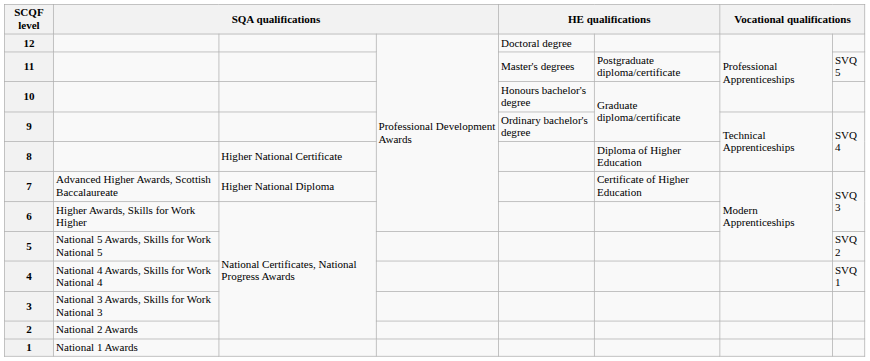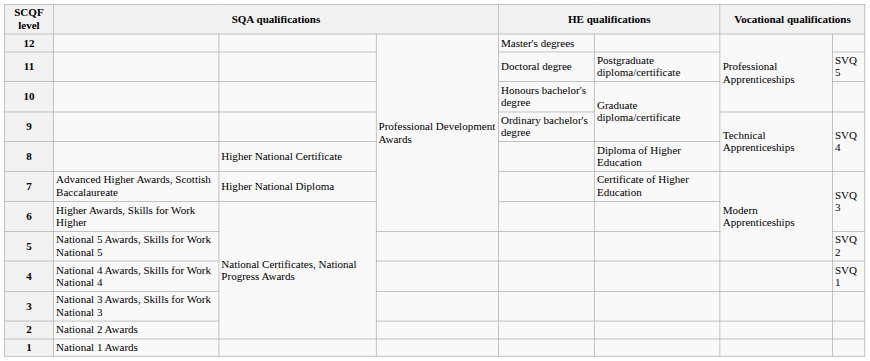(536, 43) Doctoral degree -> (538, 43) Master's degrees
(538, 66) Master's degrees -> (536, 66) Doctoral degree
